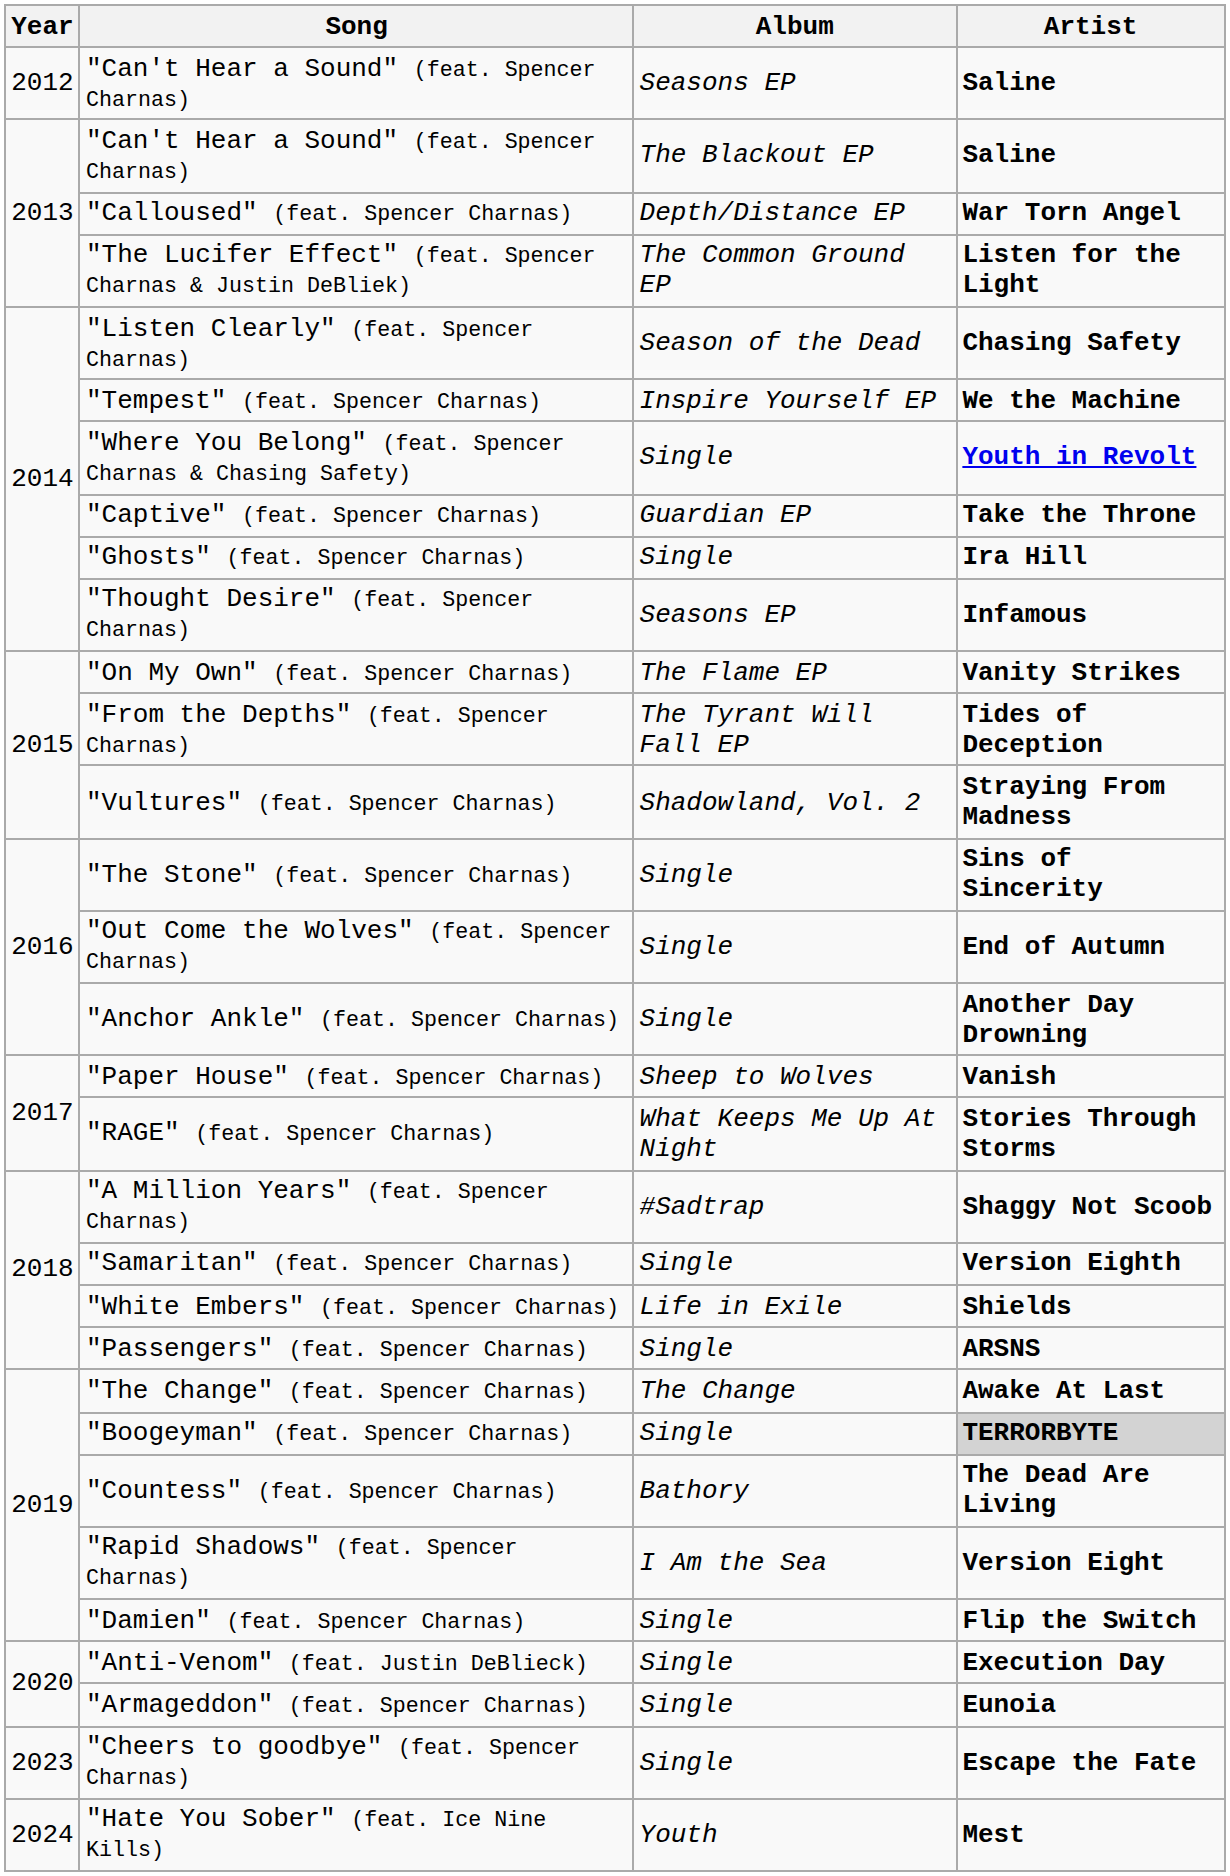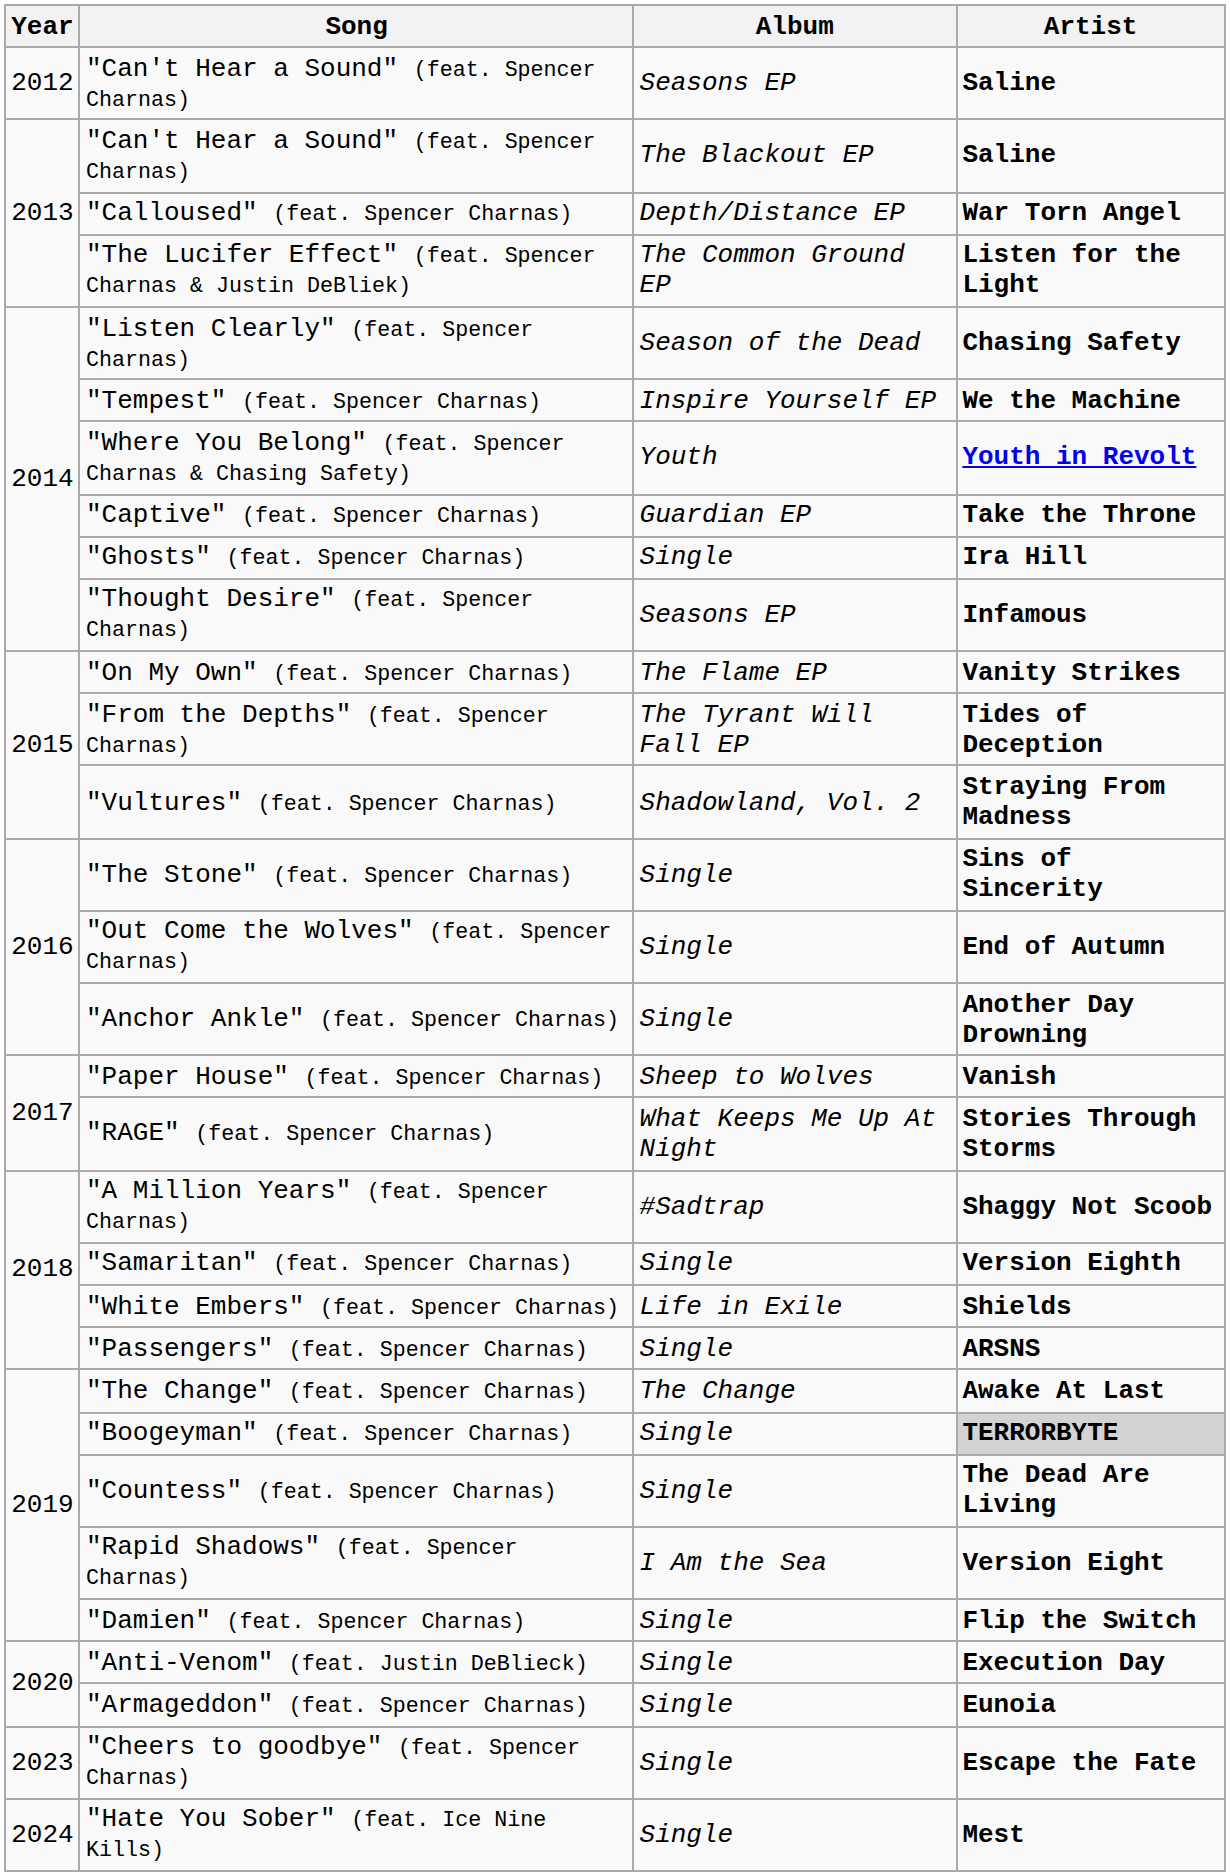(686, 458) Single -> (679, 458) Youth
(694, 1491) Bathory -> (686, 1491) Single
(679, 1835) Youth -> (686, 1835) Single
